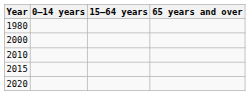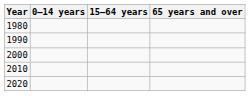+ row: (17, 40)
- row: (17, 69)
